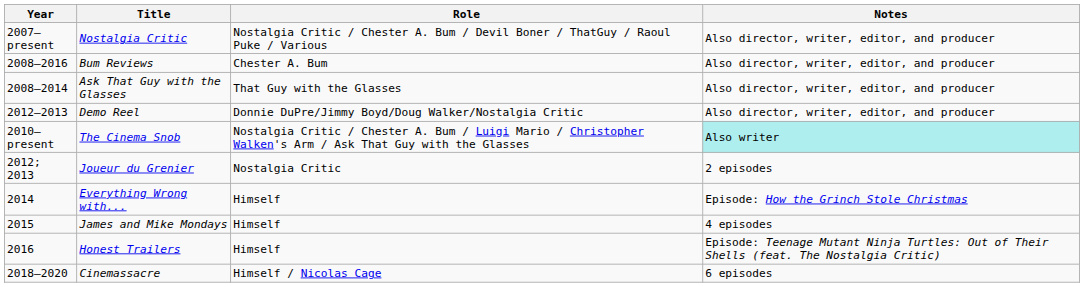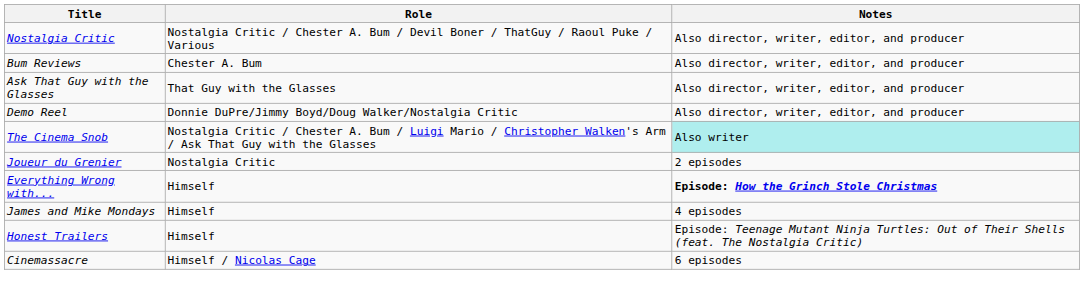- column: (41, 14)
(836, 199) normal -> (806, 186) bold
